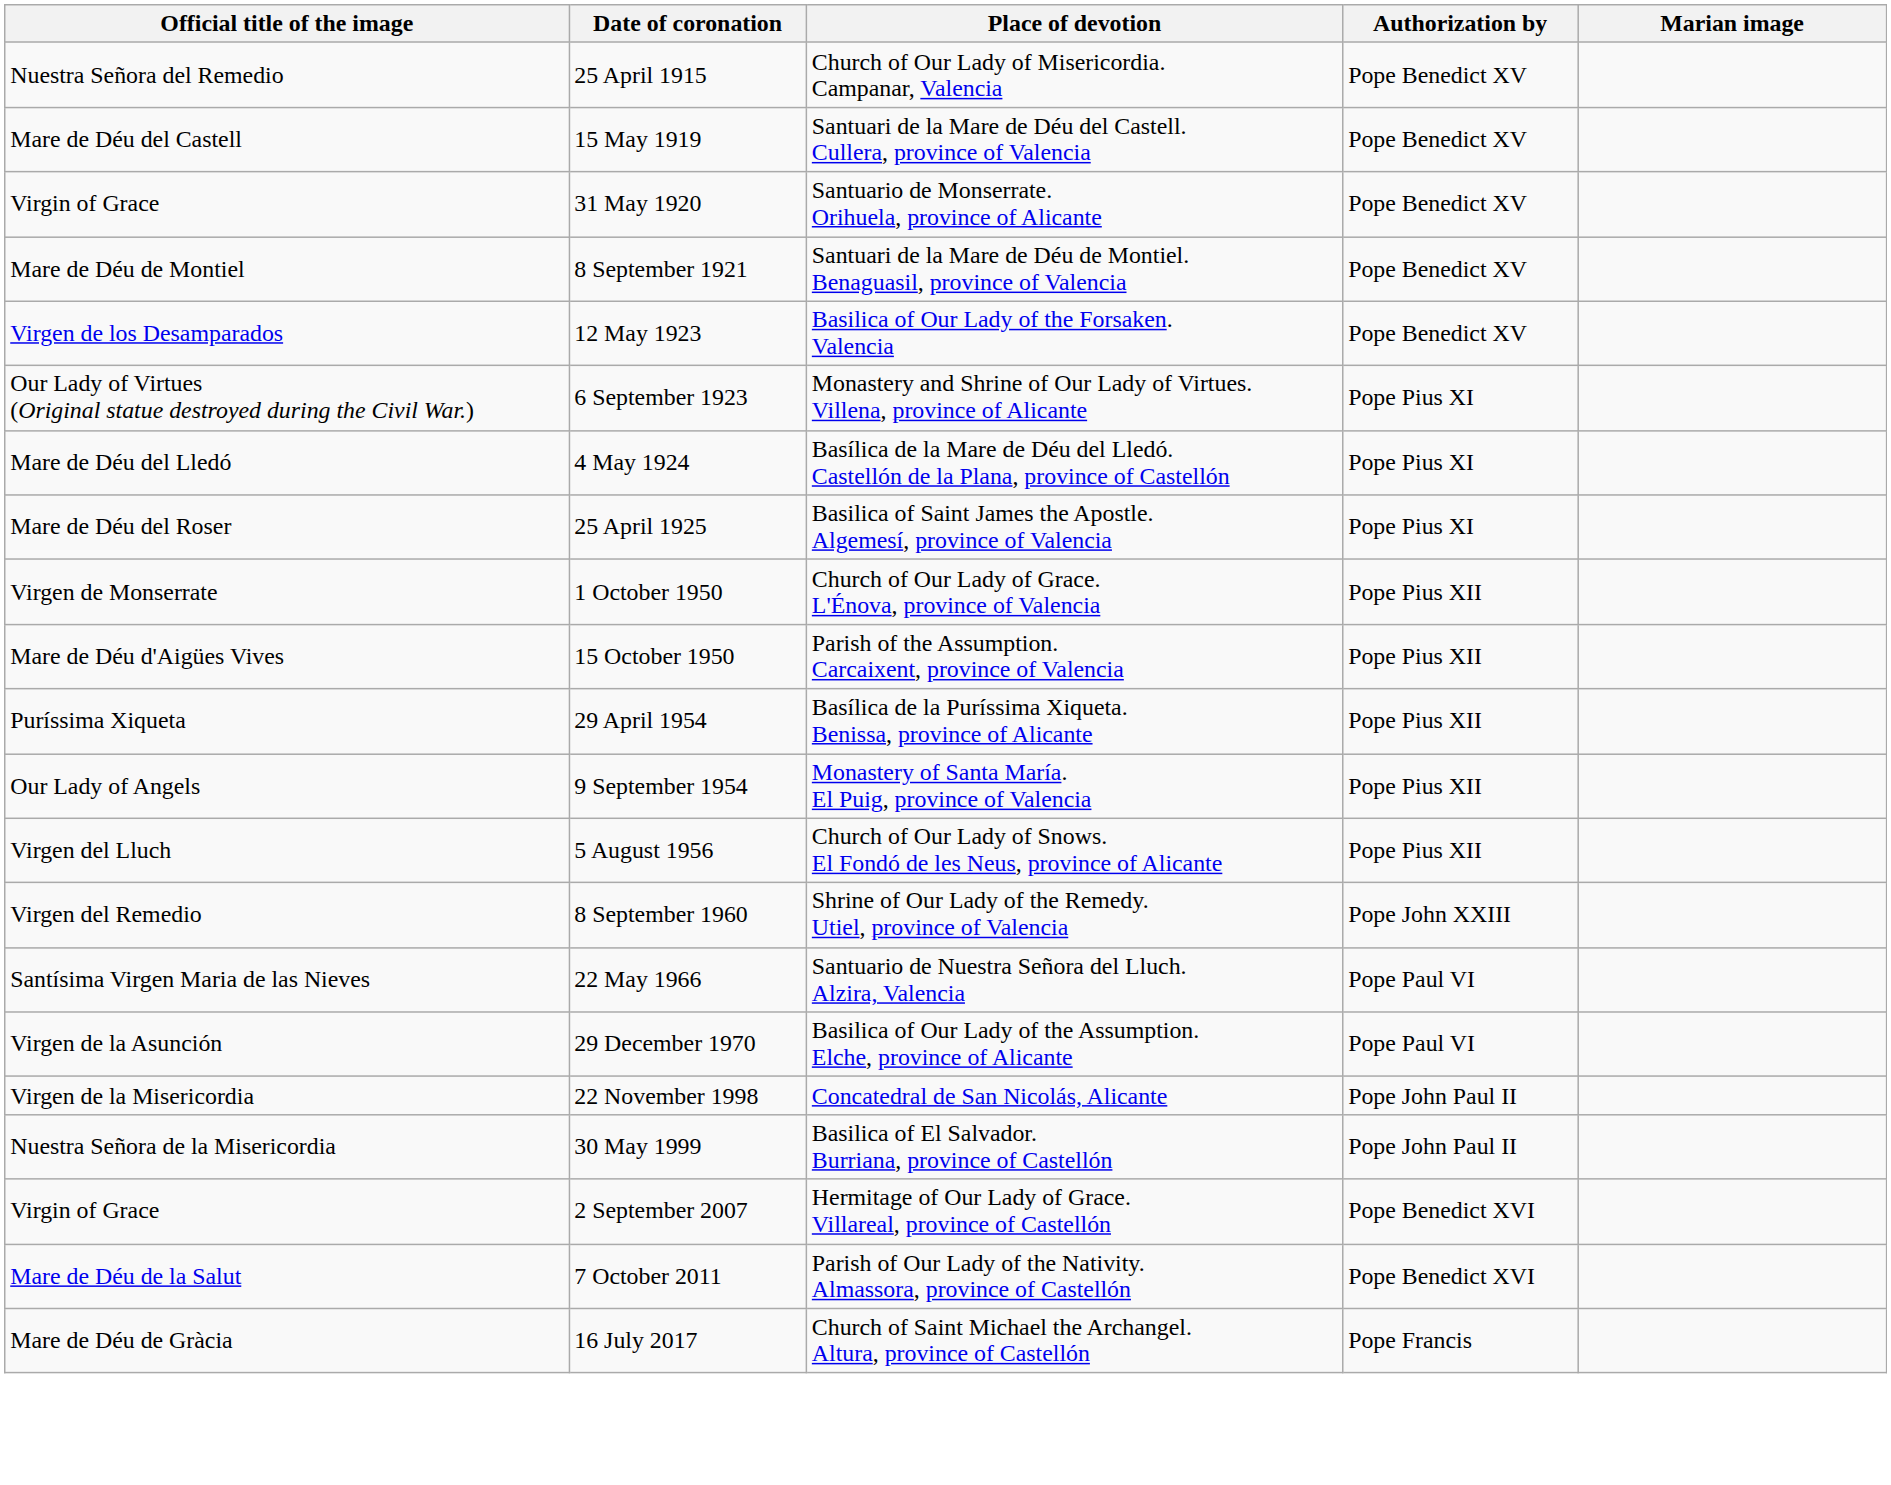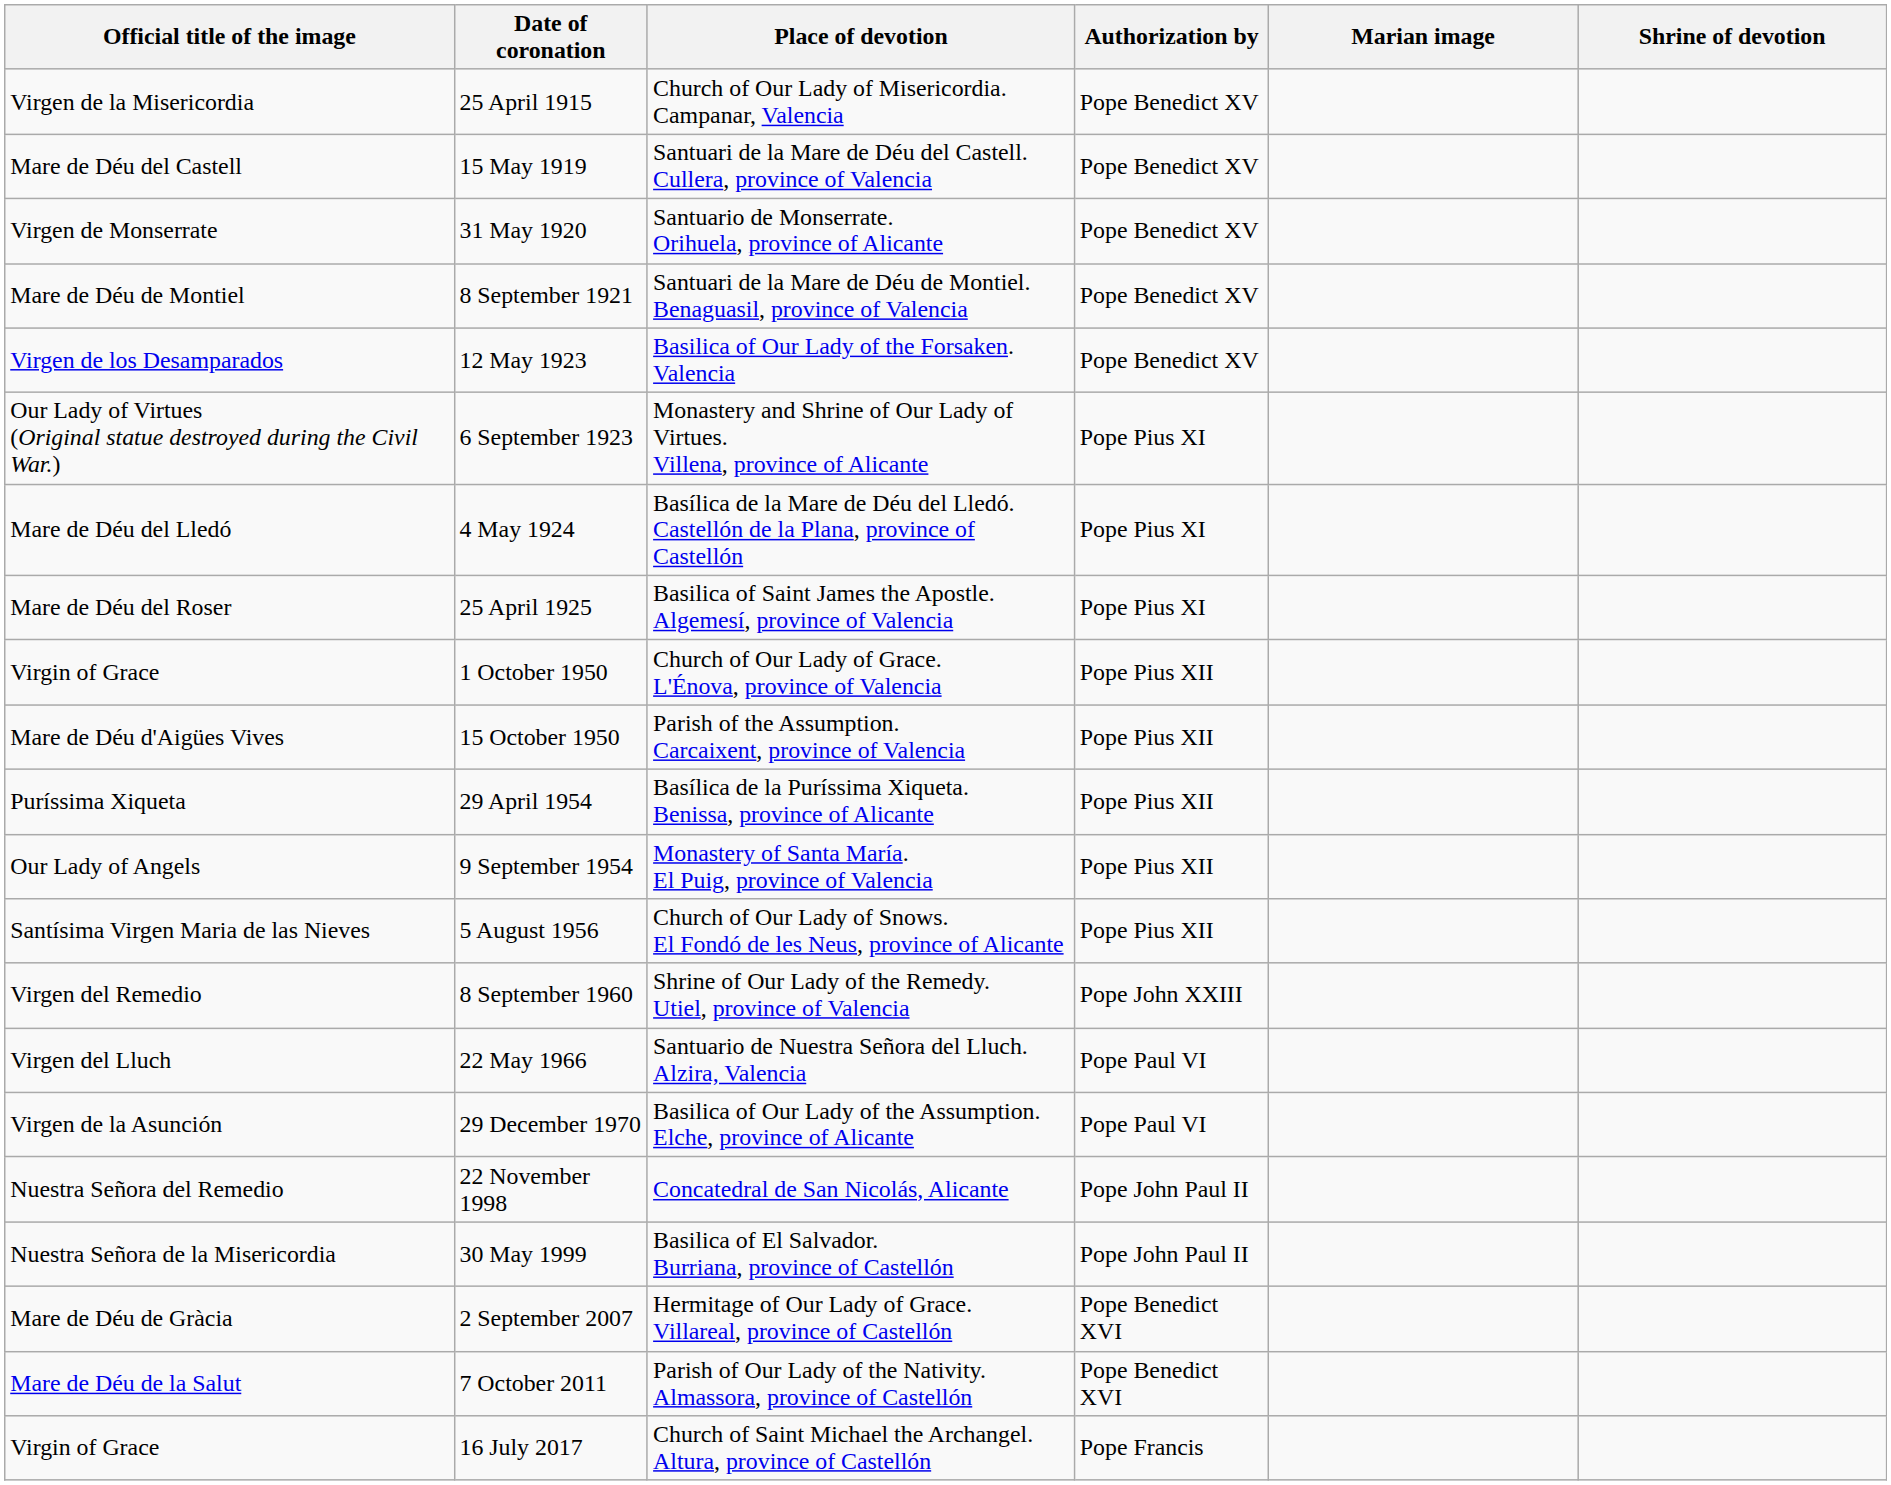+ column: (1732, 36)
(147, 74) Nuestra Señora del Remedio -> (132, 101) Virgen de la Misericordia
(85, 203) Virgin of Grace -> (114, 230) Virgen de Monserrate
(114, 591) Virgen de Monserrate -> (85, 672) Virgin of Grace
(91, 850) Virgen del Lluch -> (190, 930) Santísima Virgen Maria de las Nieves
(190, 979) Santísima Virgen Maria de las Nieves -> (91, 1059) Virgen del Lluch
(132, 1095) Virgen de la Misericordia -> (147, 1189) Nuestra Señora del Remedio
(85, 1211) Virgin of Grace -> (121, 1318) Mare de Déu de Gràcia
(121, 1340) Mare de Déu de Gràcia -> (85, 1447) Virgin of Grace
